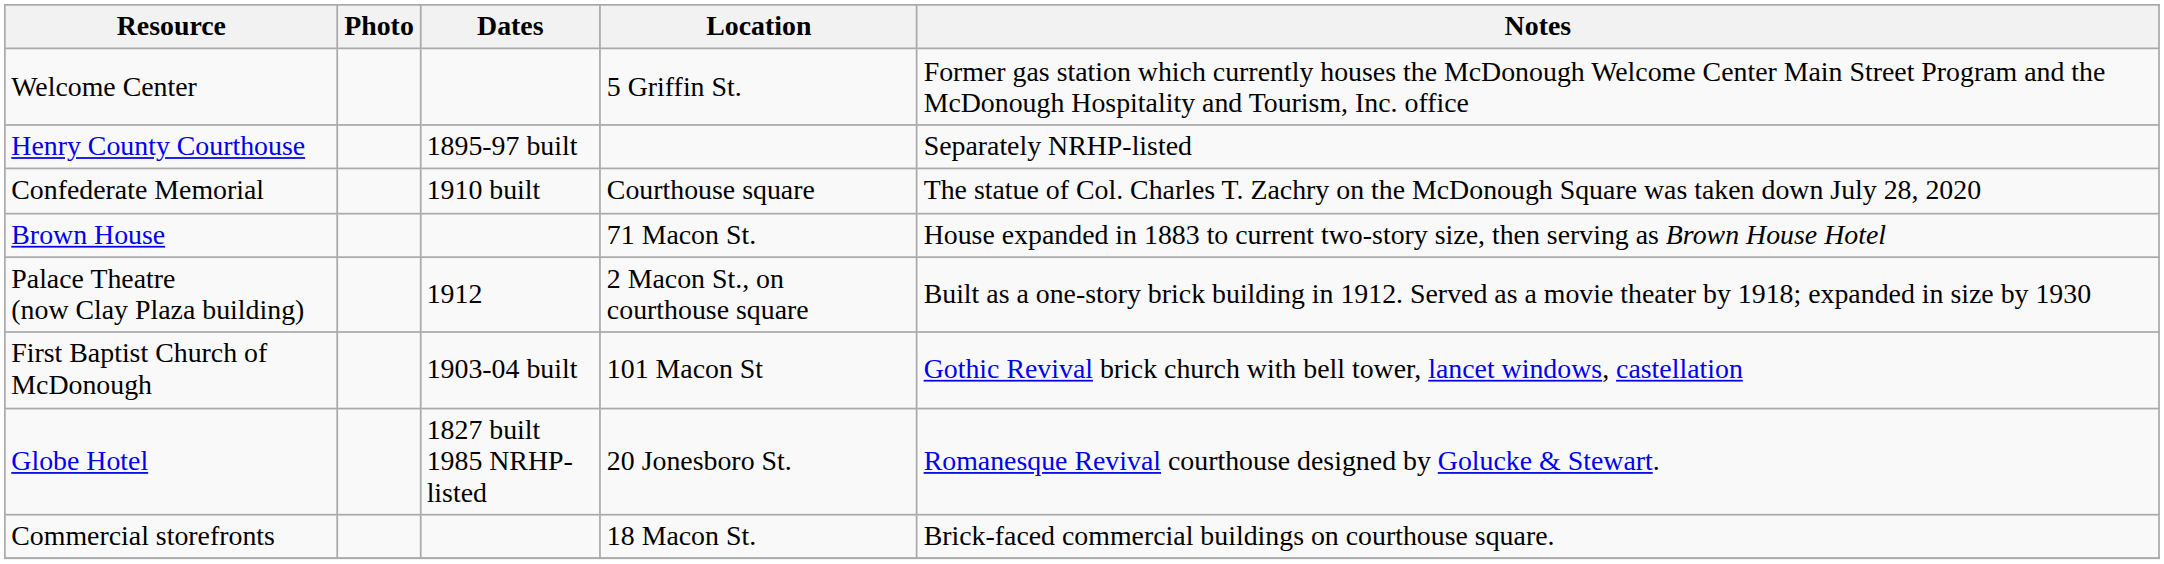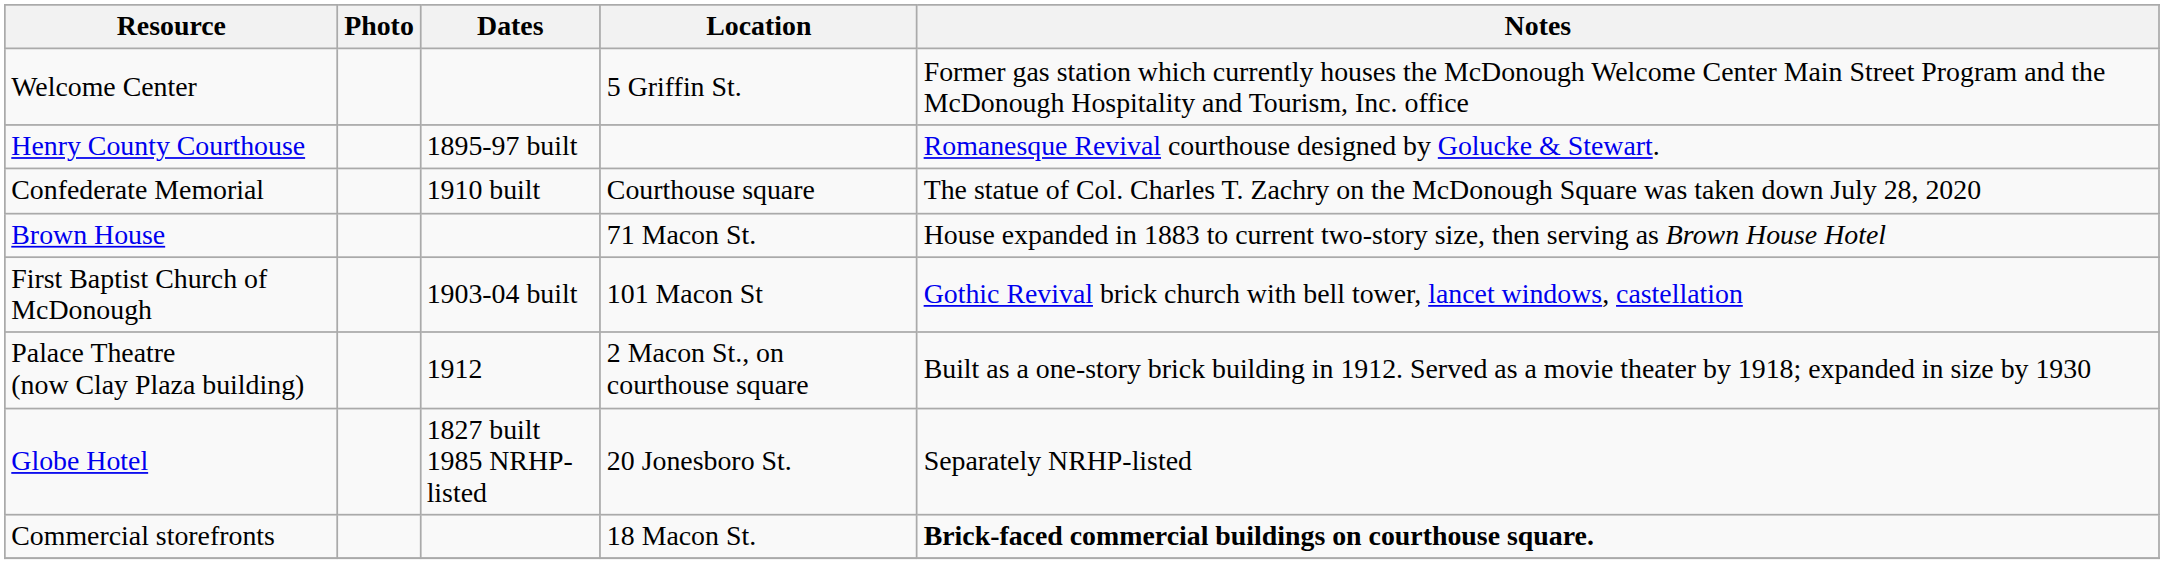(1058, 146) Separately NRHP-listed -> (1292, 146) Romanesque Revival courthouse designed by Golucke & Stewart.
rows swapped: (139, 369) <-> (158, 294)
(1292, 460) Romanesque Revival courthouse designed by Golucke & Stewart. -> (1058, 460) Separately NRHP-listed
(1239, 536) normal -> (1259, 536) bold
